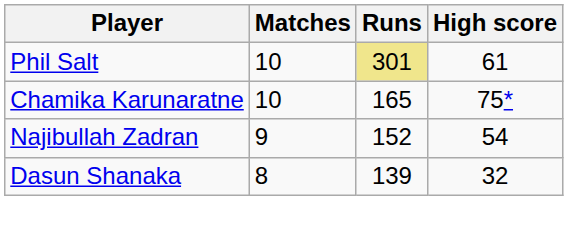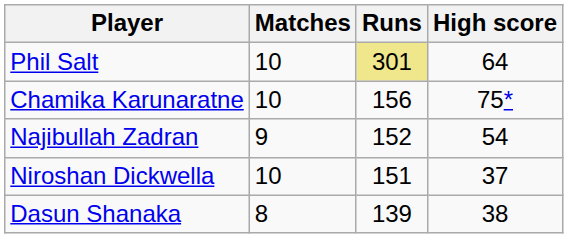(495, 61) 61 -> (495, 61) 64
(392, 99) 165 -> (392, 99) 156
+ row: (112, 175)
(495, 175) 32 -> (495, 213) 38
